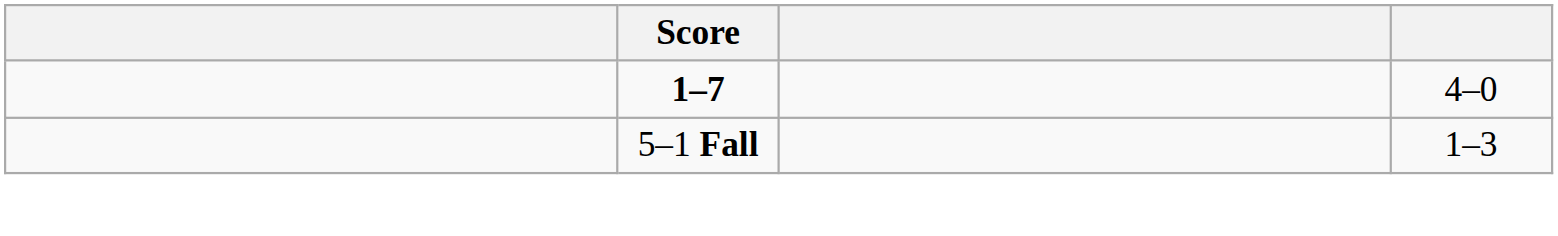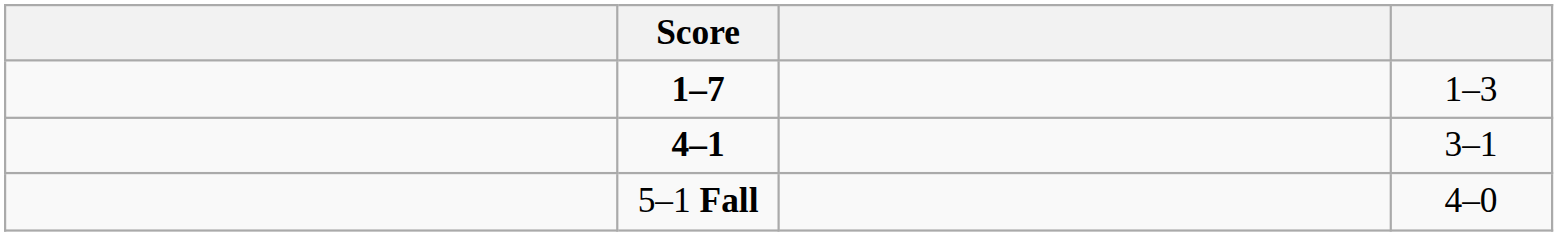(1471, 88) 4–0 -> (1471, 88) 1–3
+ row: (698, 144)
(1471, 144) 1–3 -> (1471, 200) 4–0
